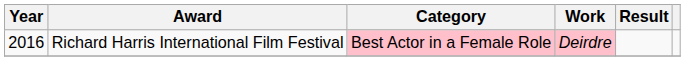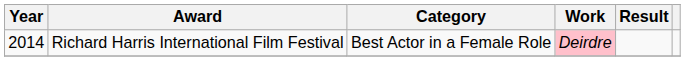(26, 42) 2016 -> (26, 42) 2014
(451, 42) pink background -> (451, 42) no background
